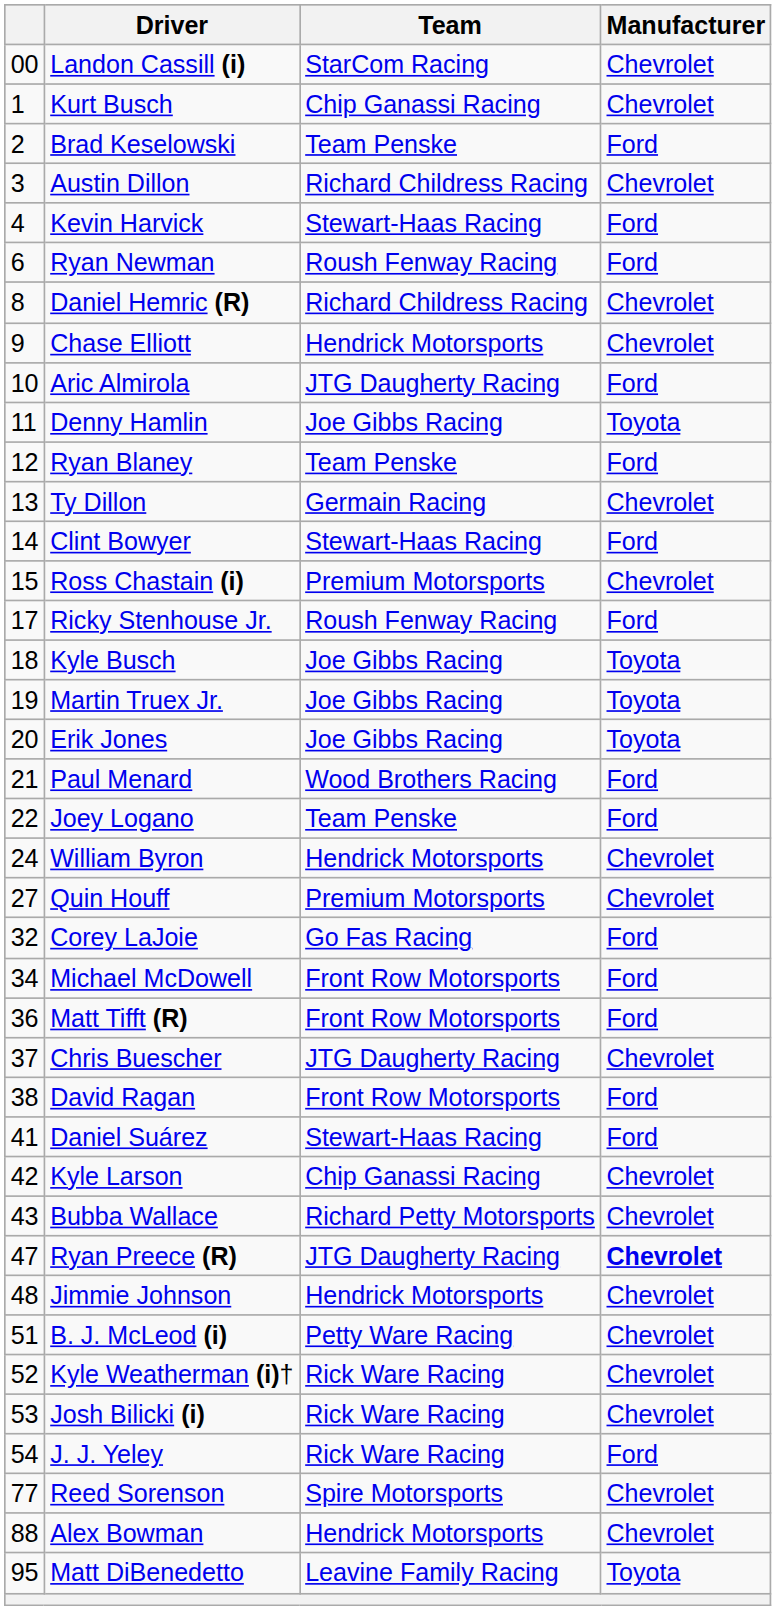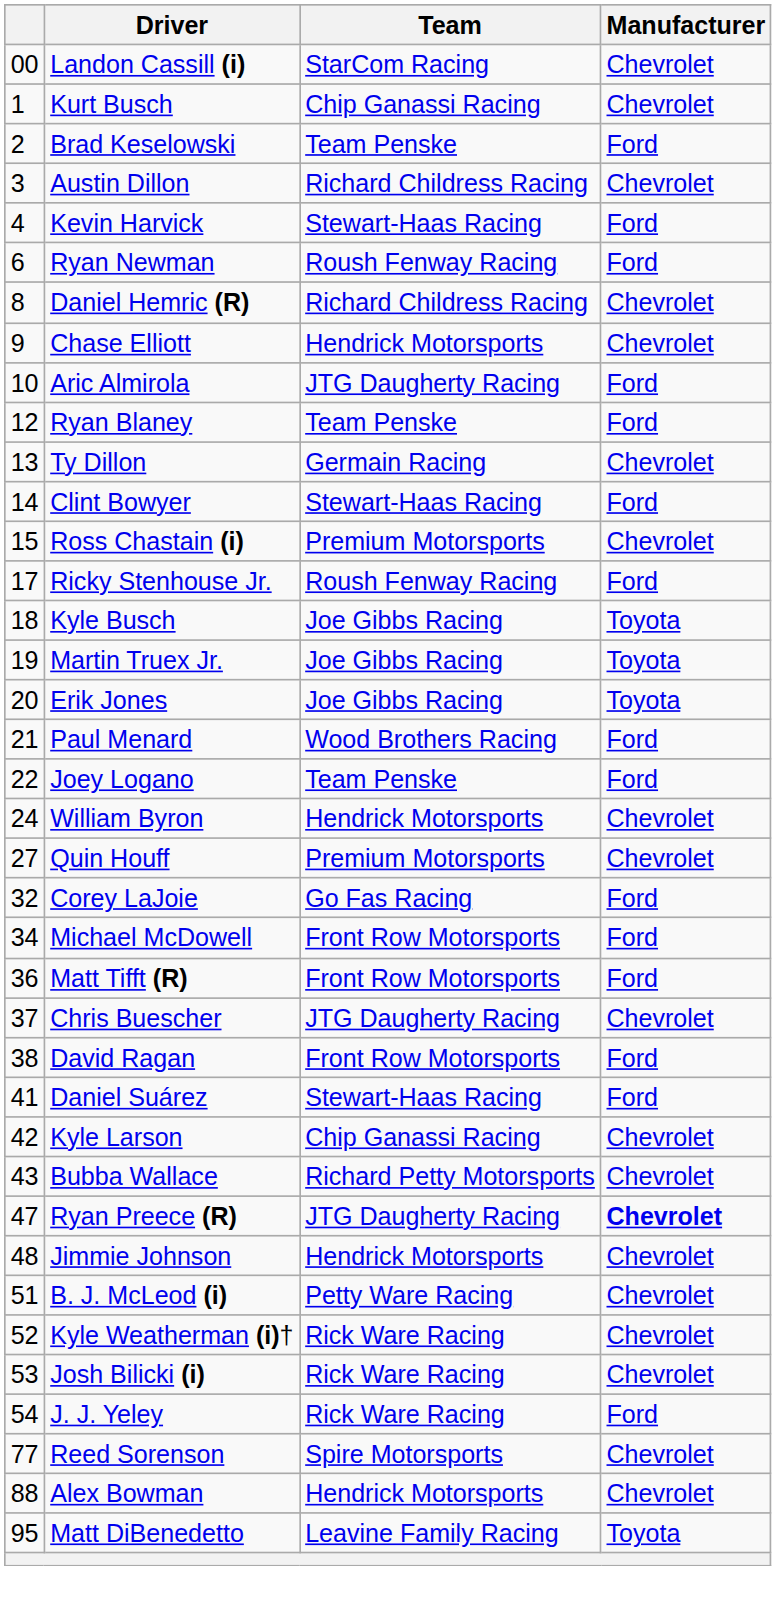- row: (129, 422)
